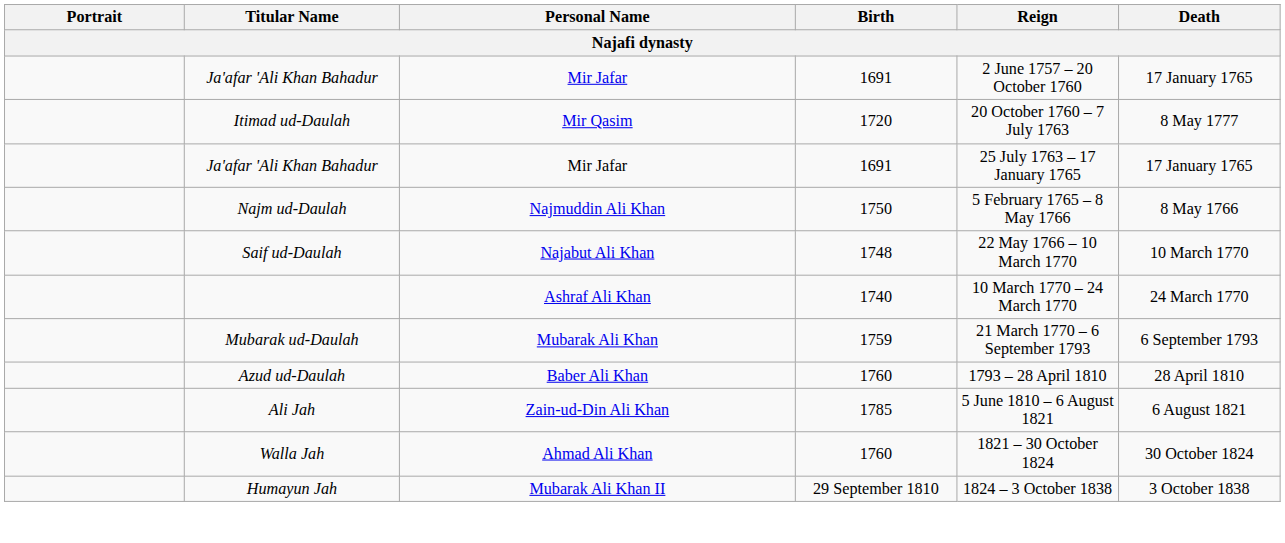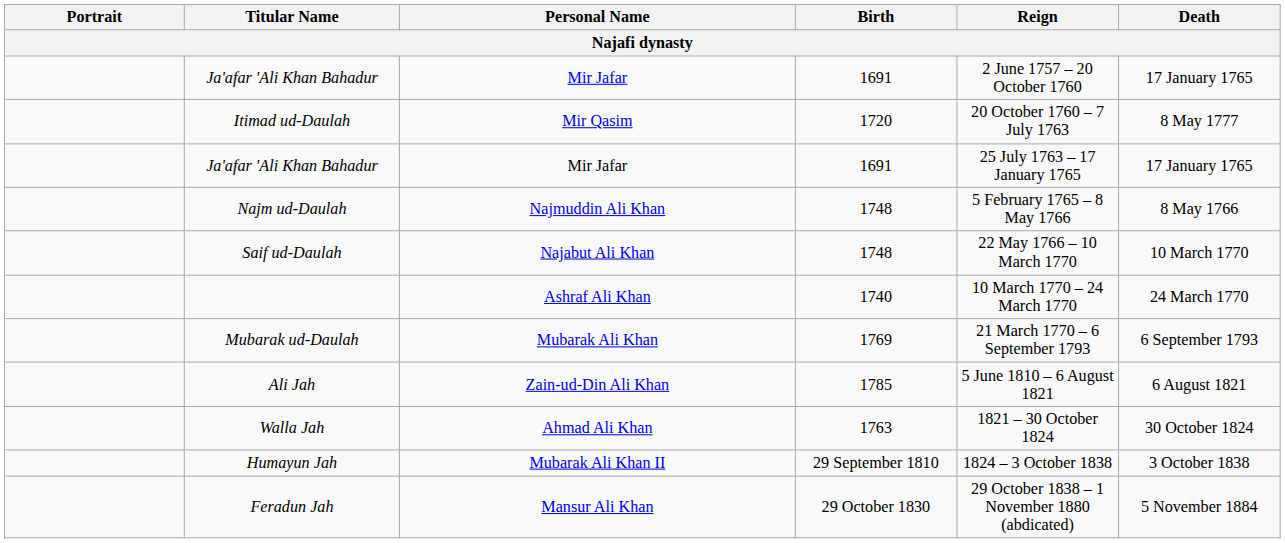(876, 209) 1750 -> (876, 209) 1748
(876, 340) 1759 -> (876, 340) 1769
- row: (292, 375)
(876, 453) 1760 -> (876, 428) 1763
+ row: (292, 506)
